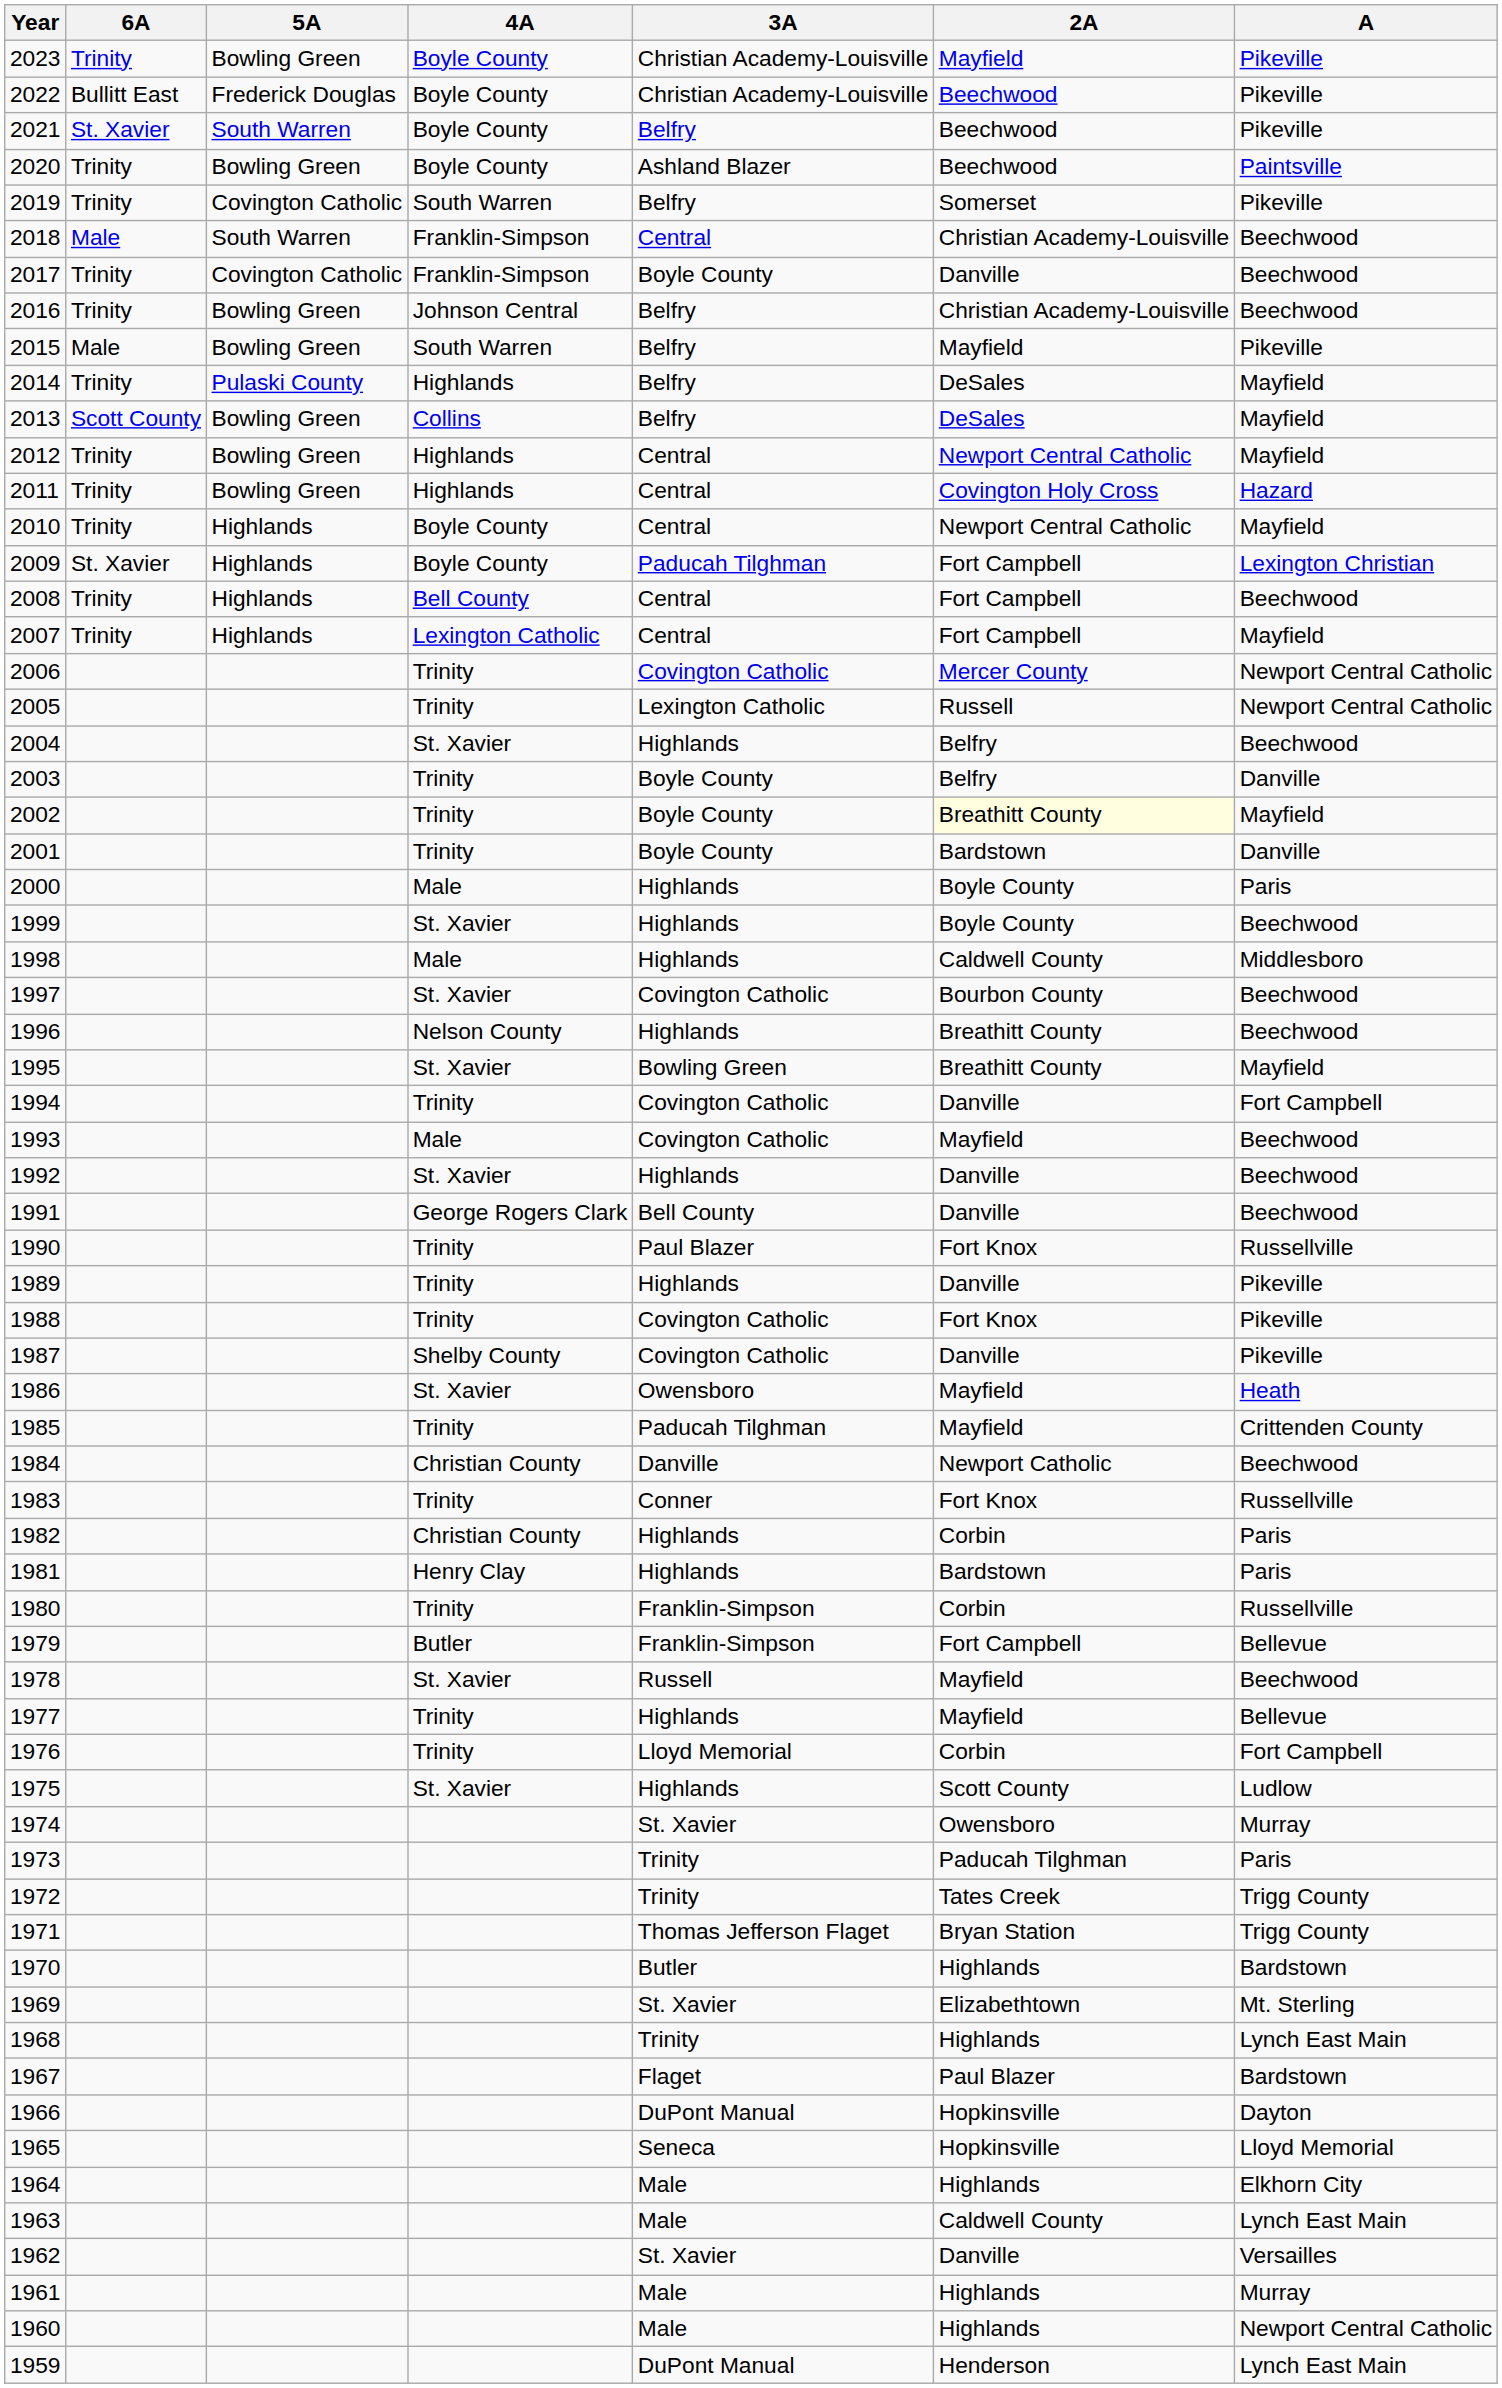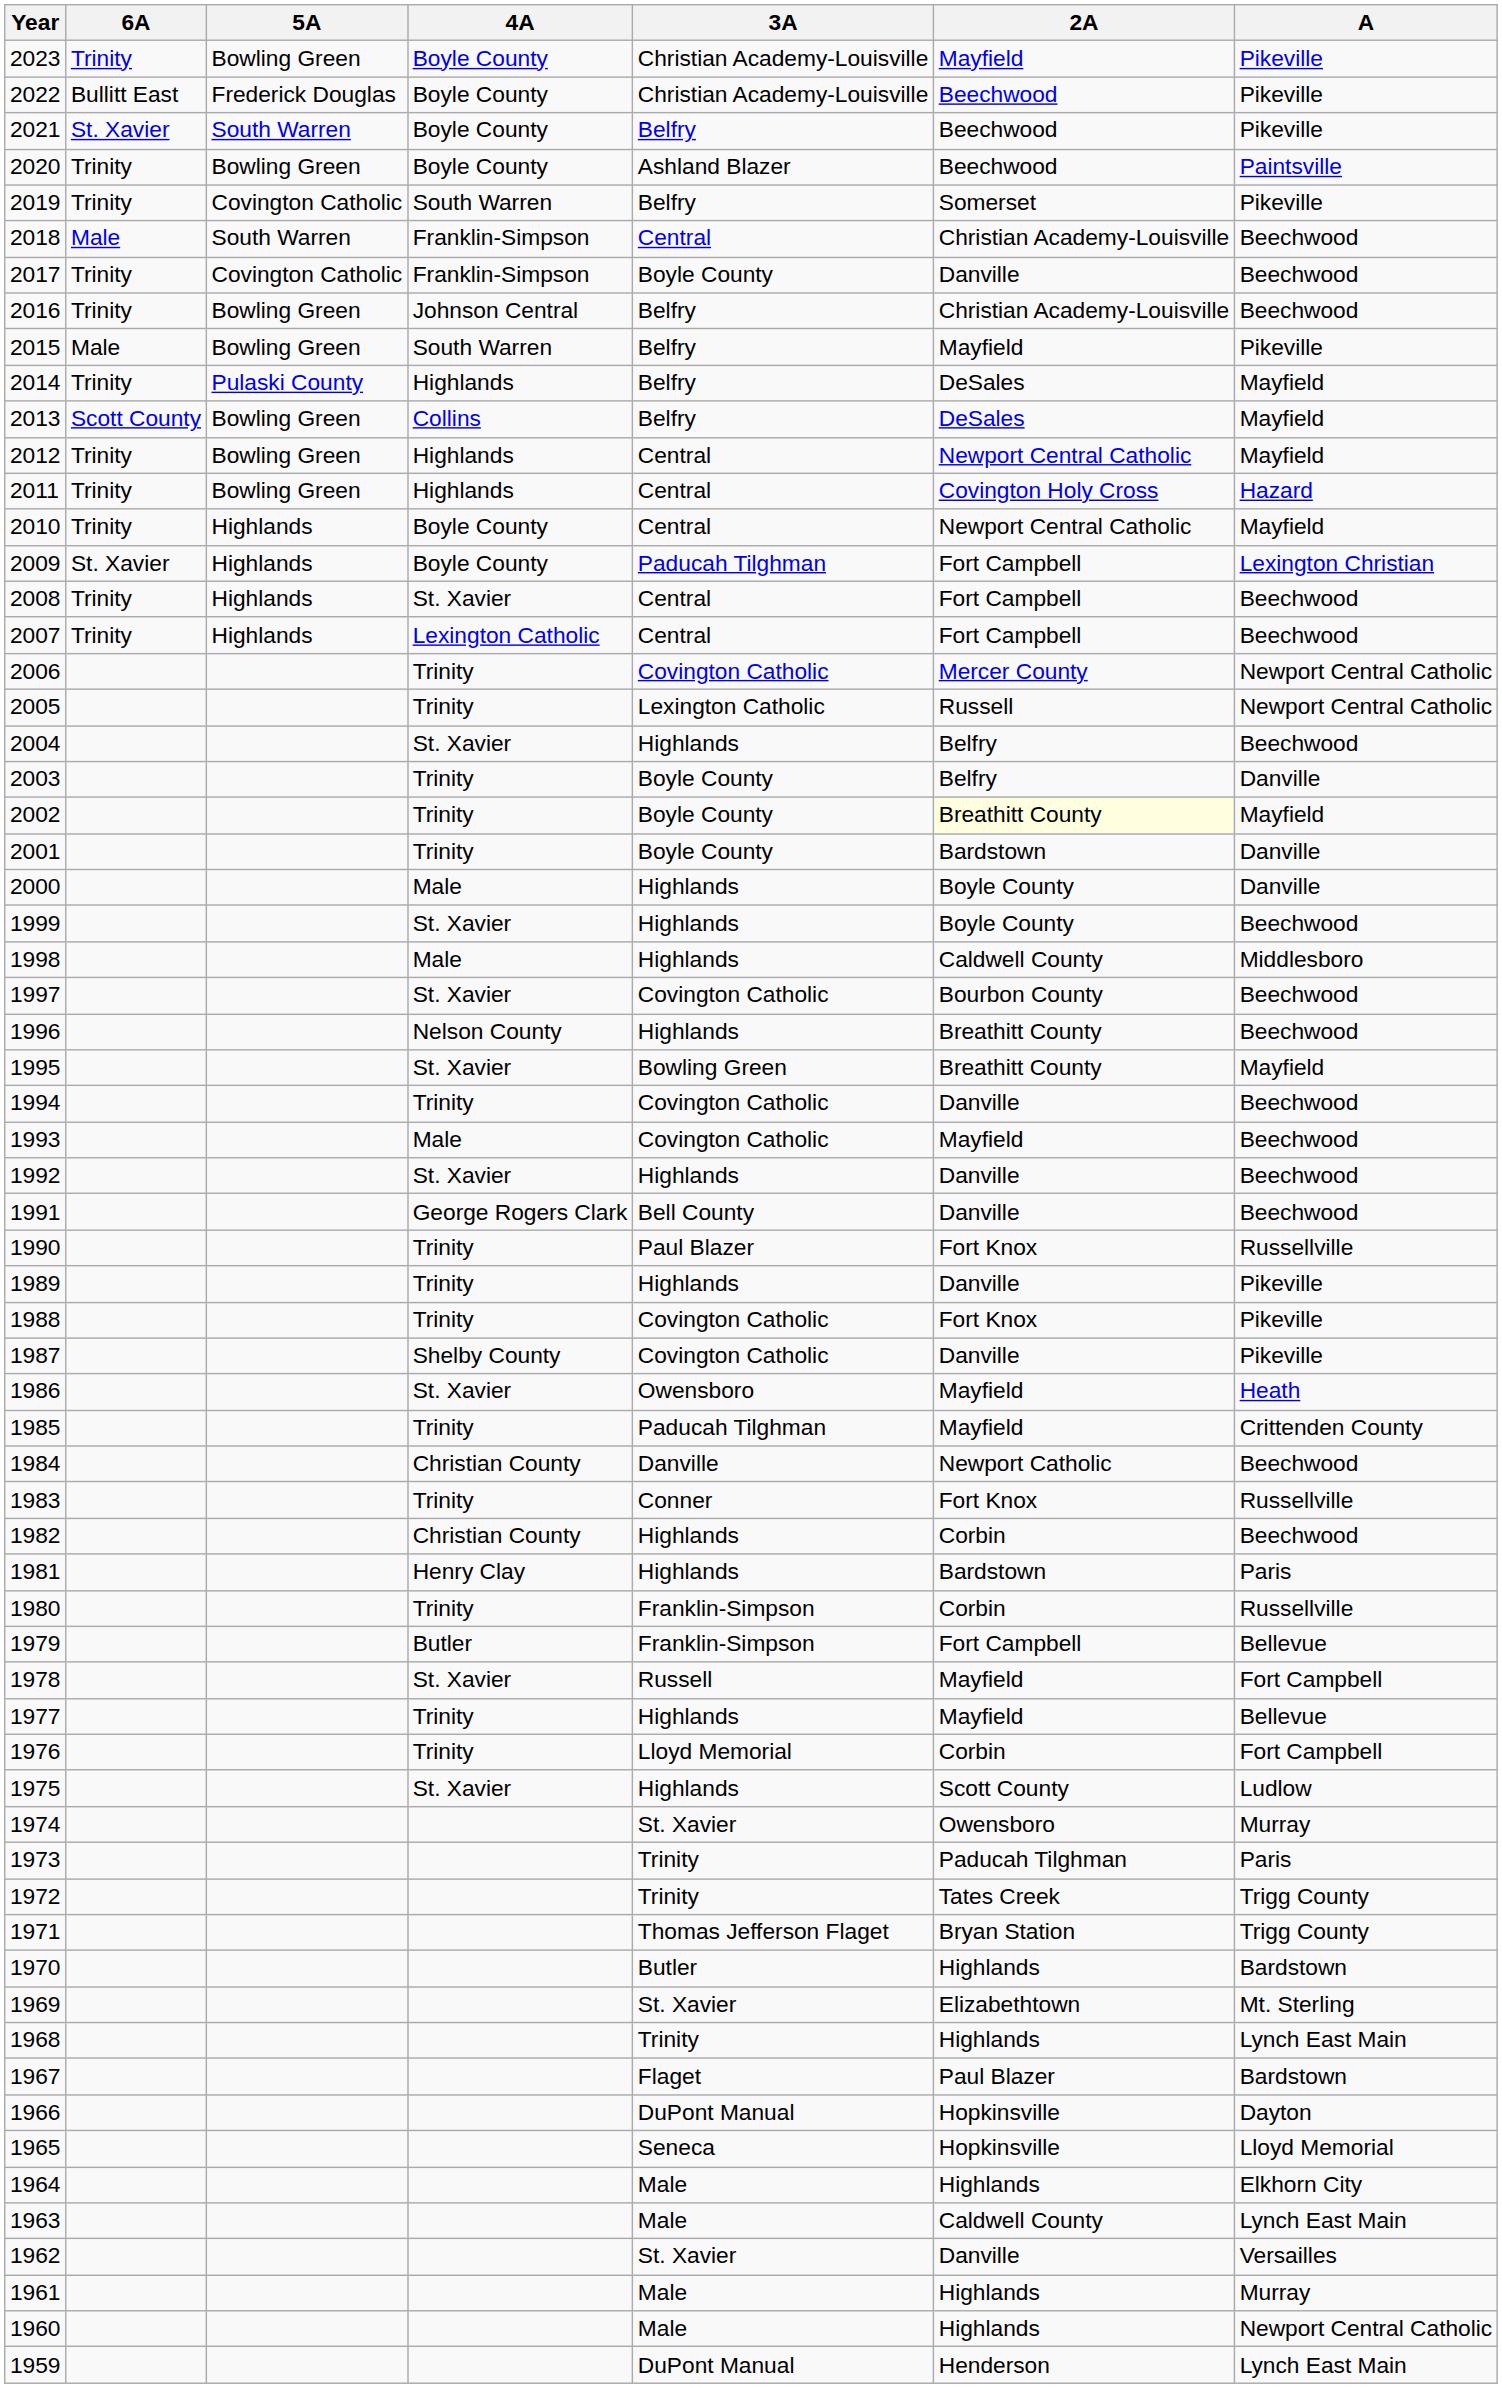(471, 599) Bell County -> (462, 599) St. Xavier
(1282, 635) Mayfield -> (1299, 635) Beechwood
(1266, 887) Paris -> (1280, 887) Danville
(1311, 1103) Fort Campbell -> (1299, 1103) Beechwood
(1266, 1535) Paris -> (1299, 1535) Beechwood
(1299, 1680) Beechwood -> (1311, 1680) Fort Campbell
